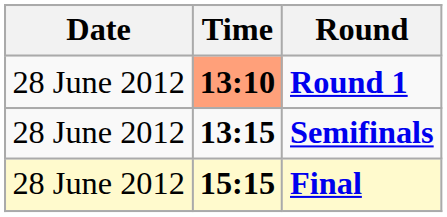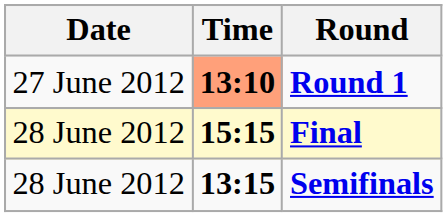(99, 81) 28 June 2012 -> (99, 81) 27 June 2012
rows swapped: (362, 132) <-> (326, 183)
